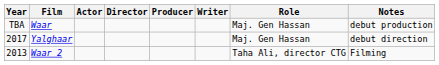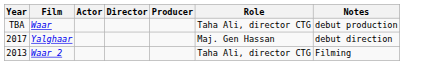- column: (213, 11)
(271, 25) Maj. Gen Hassan -> (254, 25) Taha Ali, director CTG
